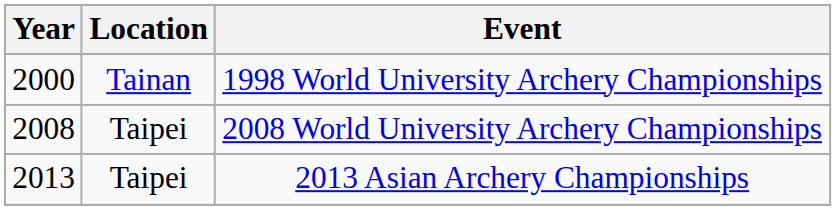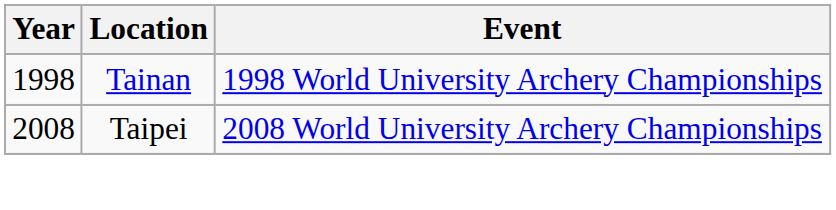(44, 79) 2000 -> (44, 79) 1998
- row: (522, 178)
